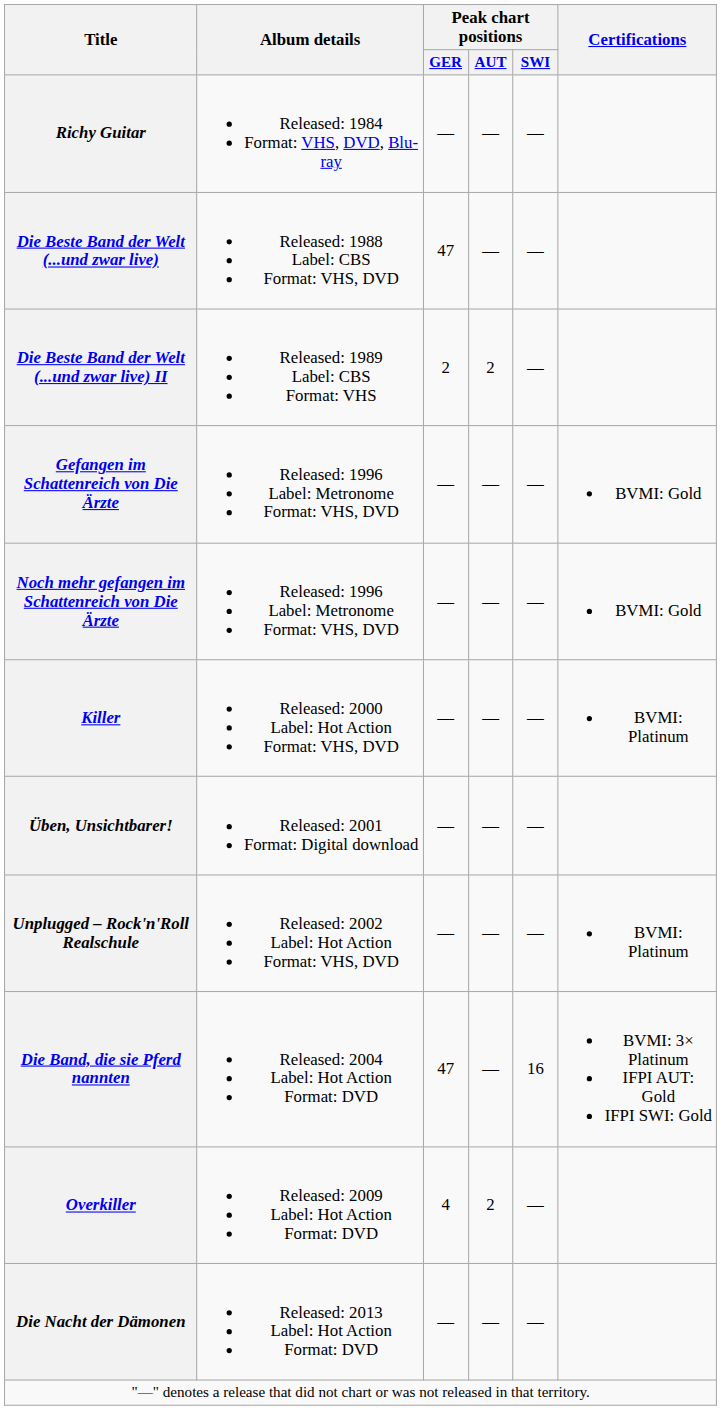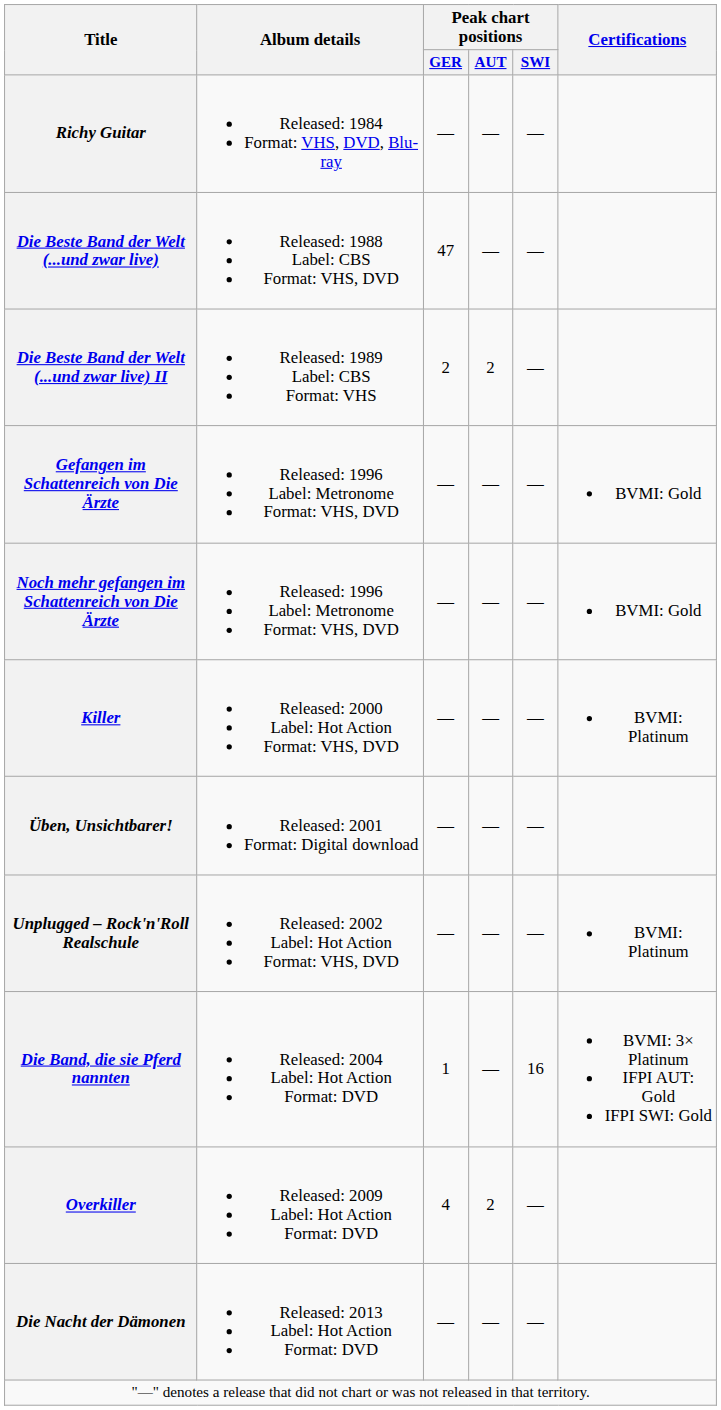(446, 1069) 47 -> (446, 1069) 1
